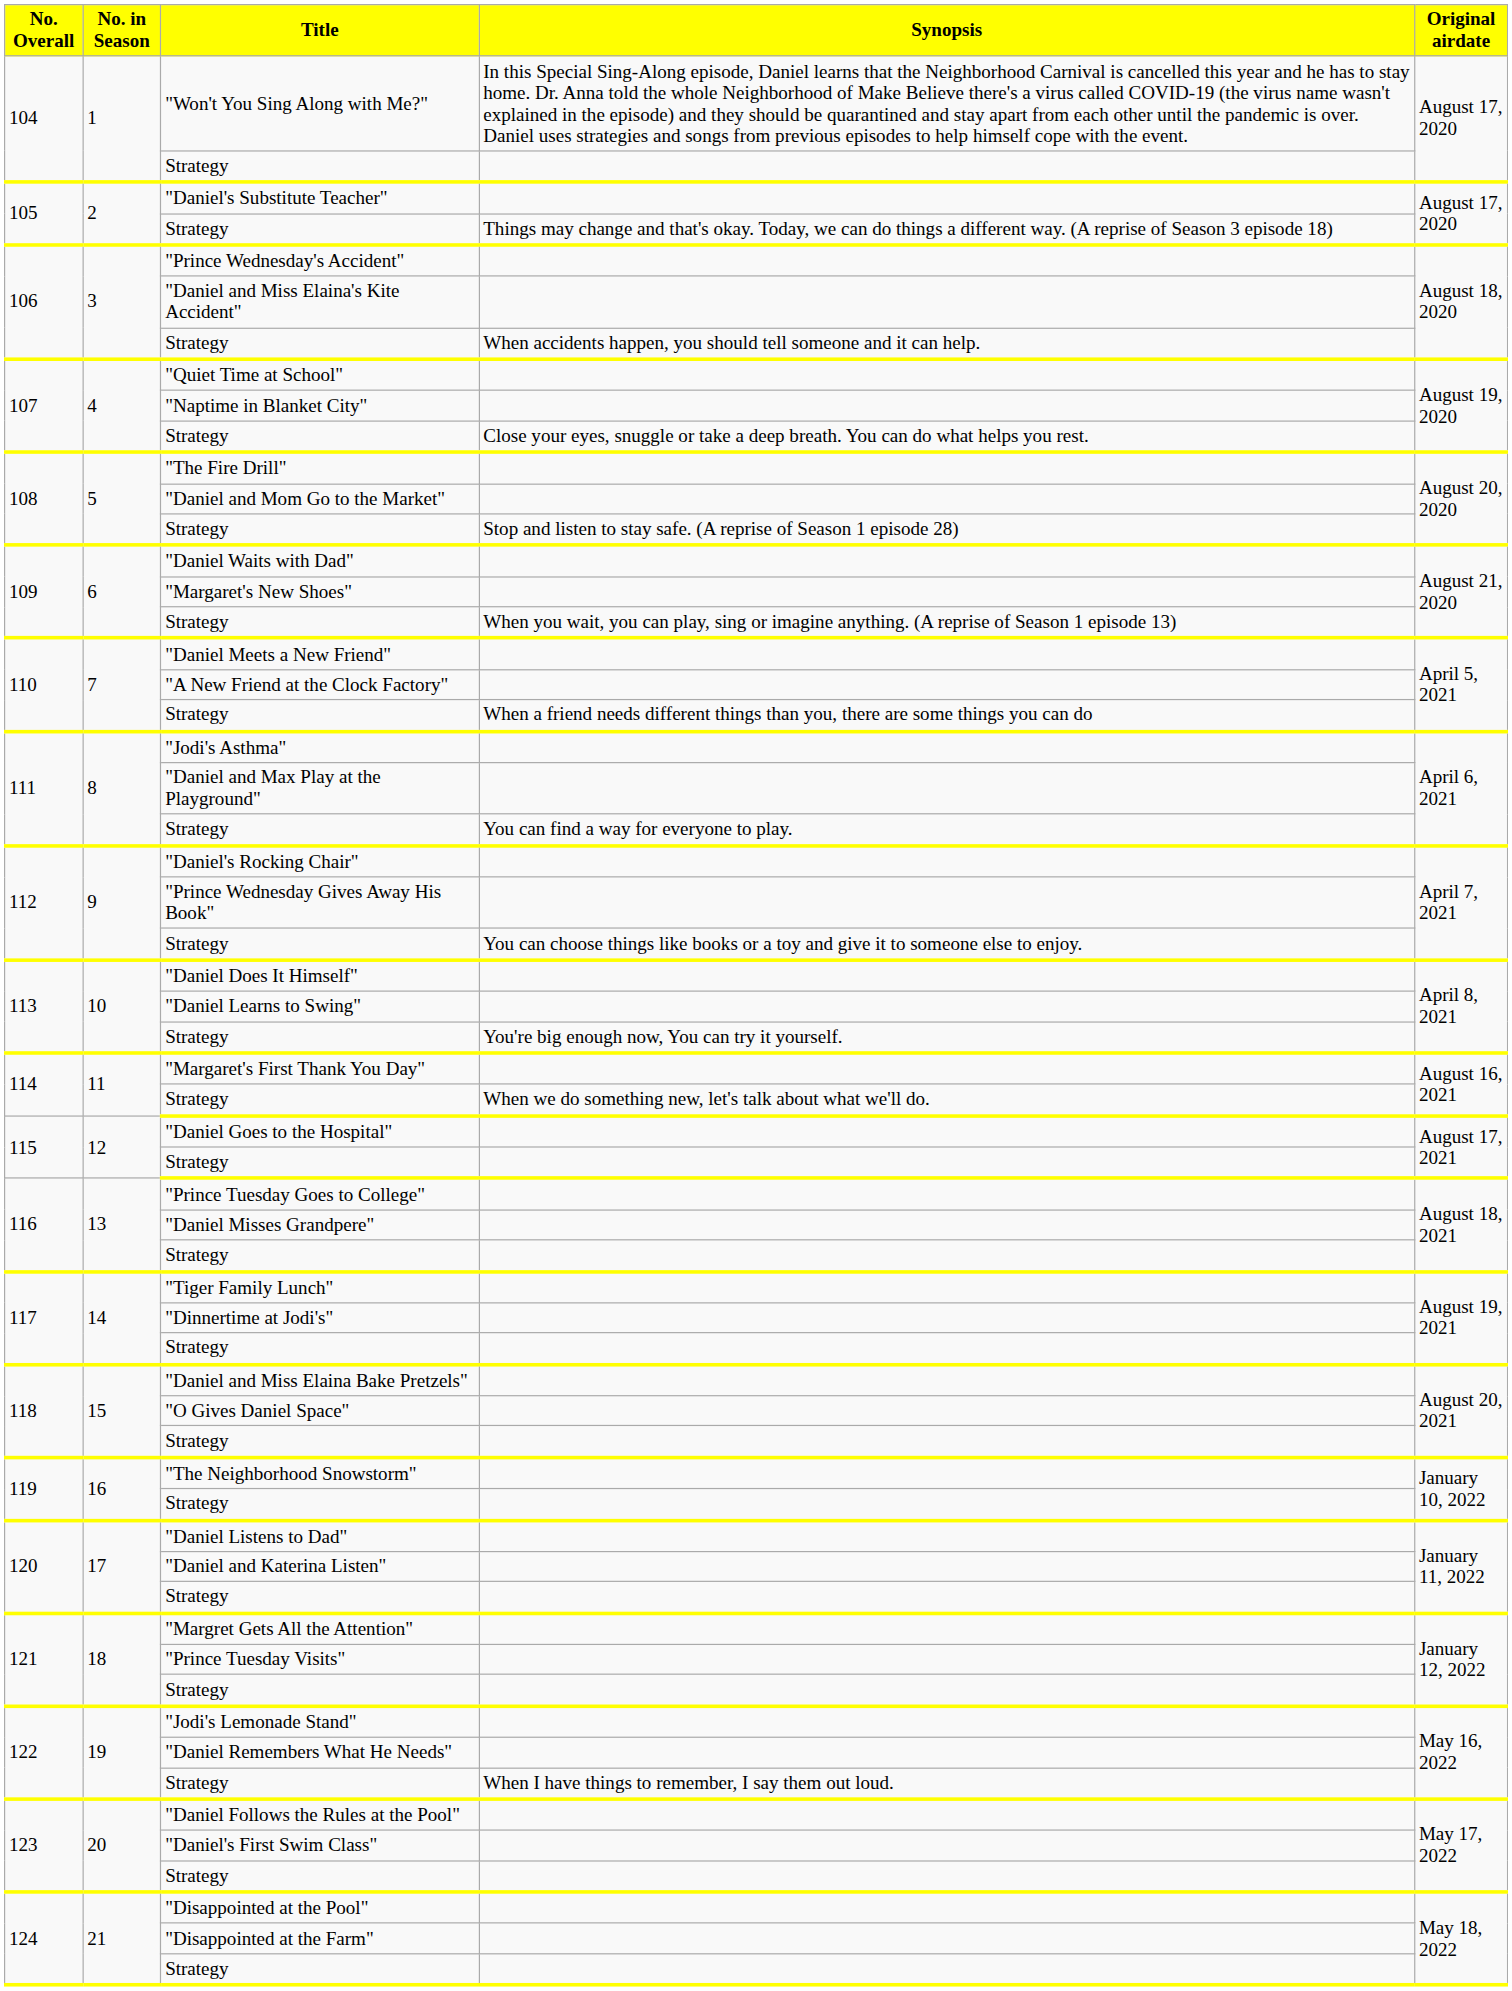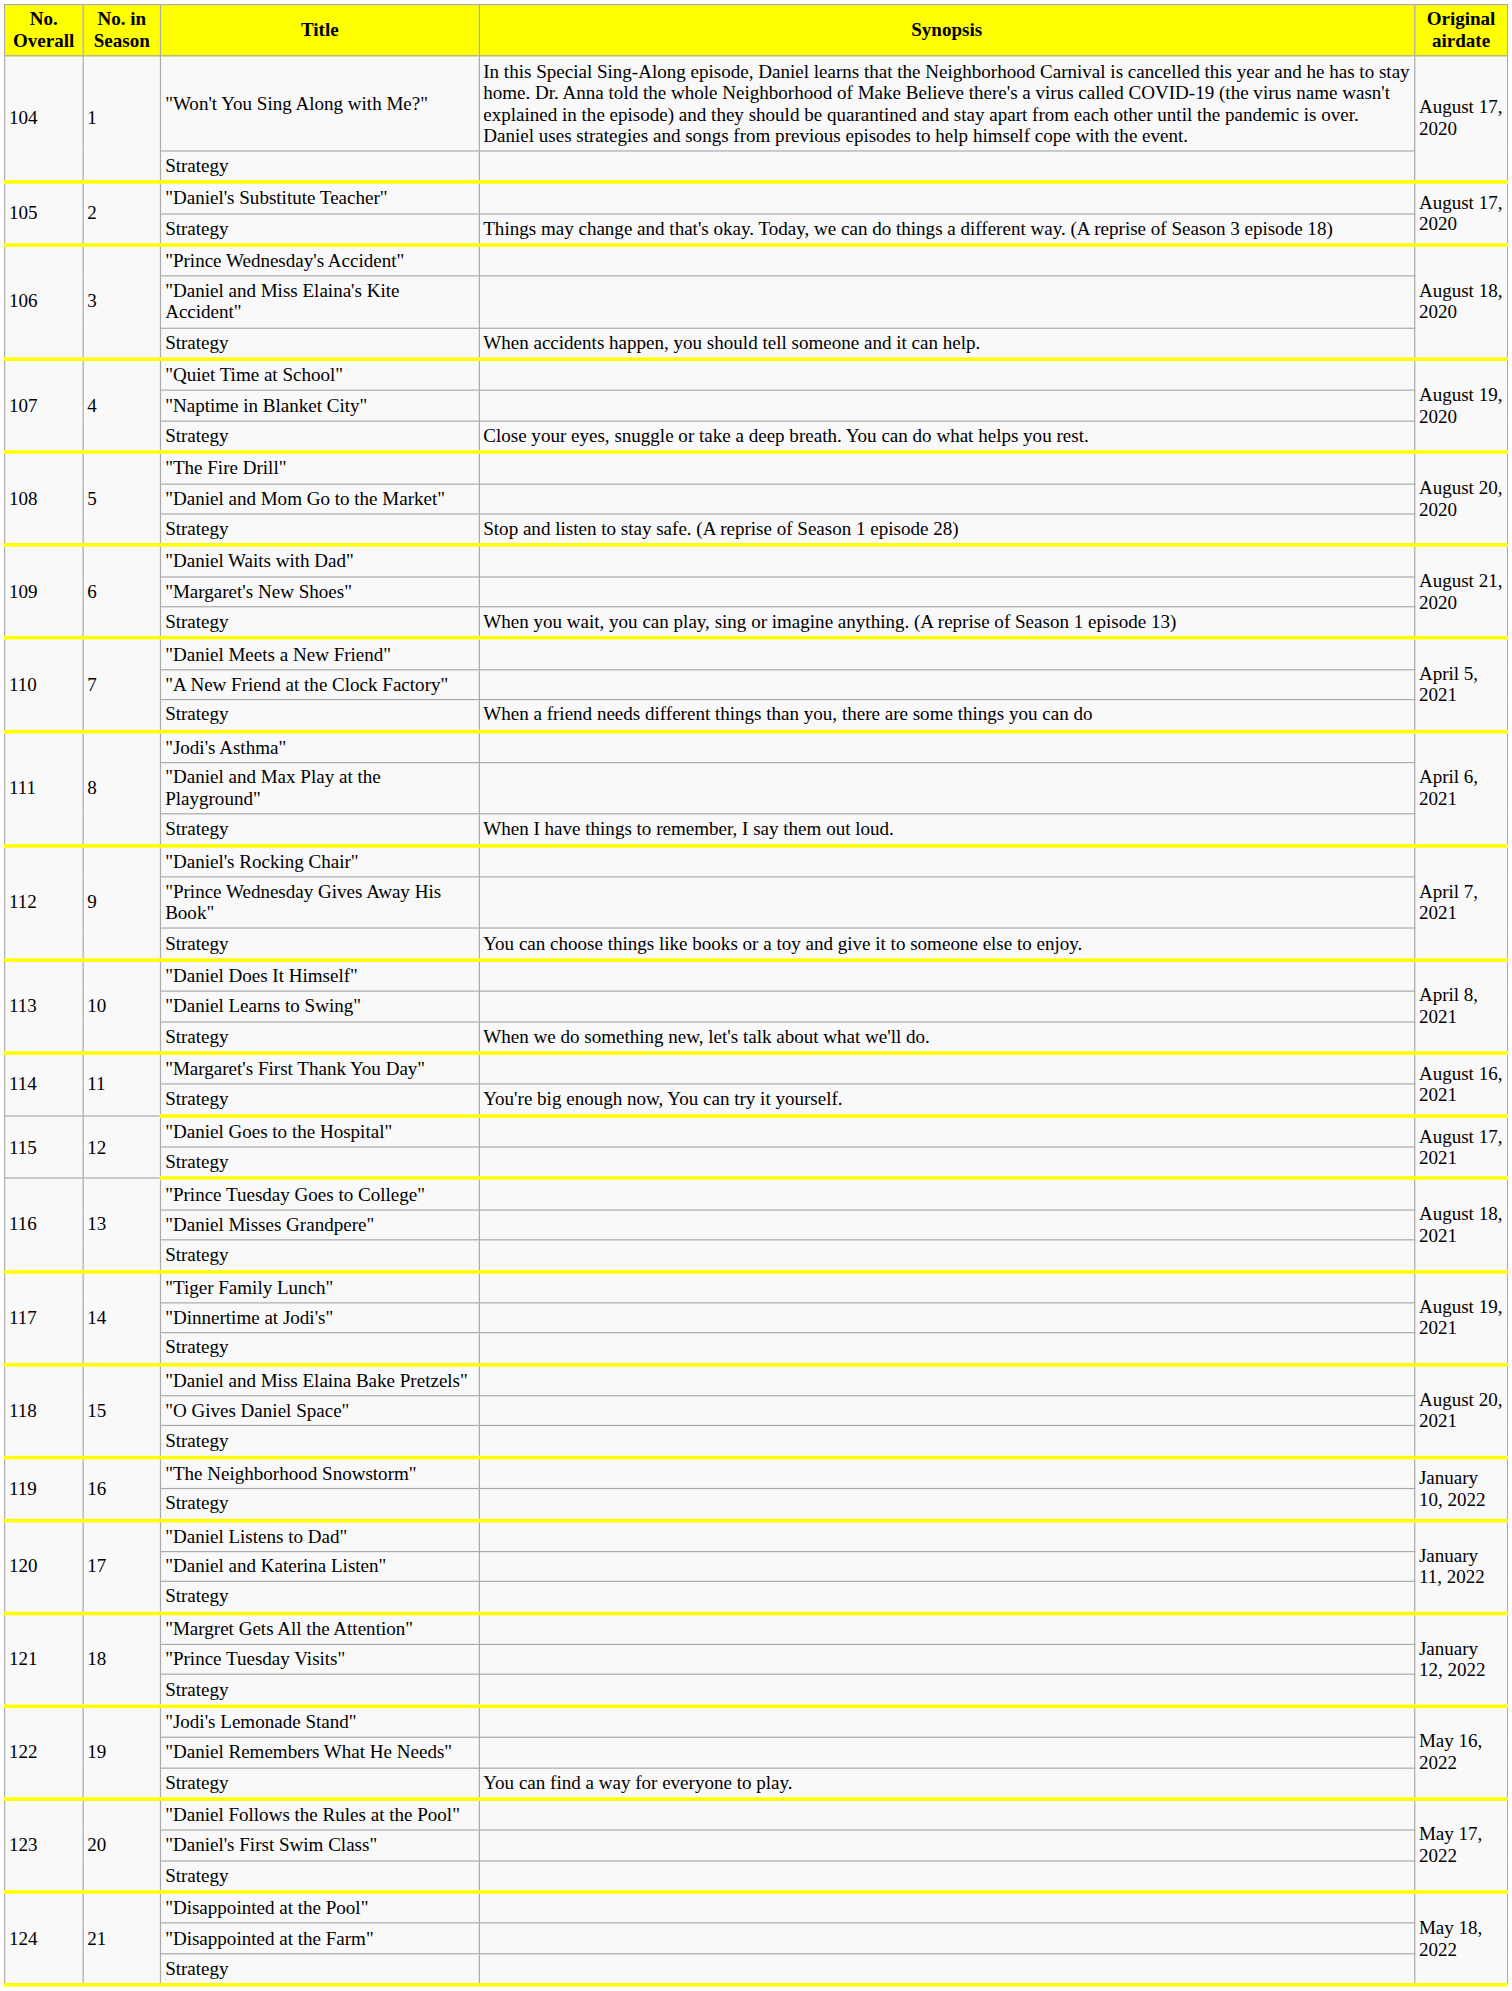(638, 829) You can find a way for everyone to play. -> (689, 829) When I have things to remember, I say them out loud.
(663, 1036) You're big enough now, You can try it yourself. -> (707, 1036) When we do something new, let's talk about what we'll do.
(707, 1099) When we do something new, let's talk about what we'll do. -> (663, 1099) You're big enough now, You can try it yourself.
(689, 1782) When I have things to remember, I say them out loud. -> (638, 1782) You can find a way for everyone to play.
